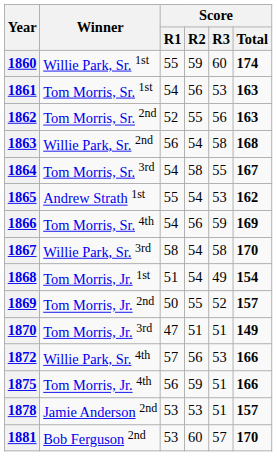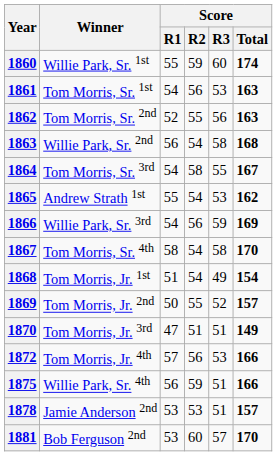(99, 223) Tom Morris, Sr. 4th -> (97, 223) Willie Park, Sr. 3rd
(97, 250) Willie Park, Sr. 3rd -> (99, 250) Tom Morris, Sr. 4th
(97, 357) Willie Park, Sr. 4th -> (97, 357) Tom Morris, Jr. 4th
(97, 384) Tom Morris, Jr. 4th -> (97, 384) Willie Park, Sr. 4th
